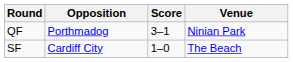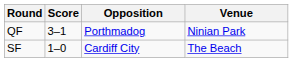columns swapped: (97, 13) <-> (166, 13)
